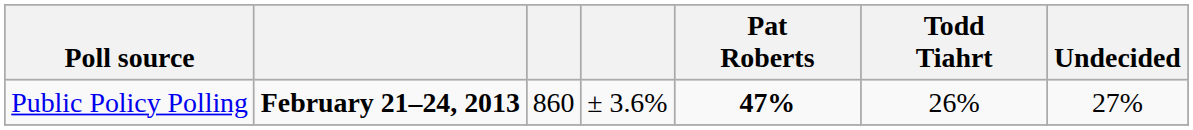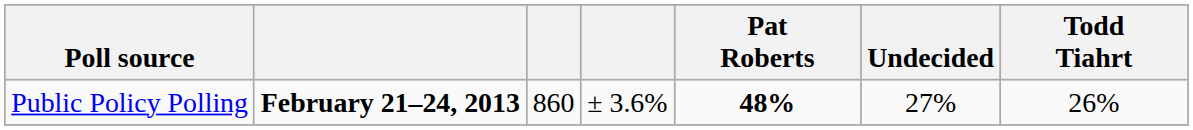columns swapped: (954, 42) <-> (1117, 57)
(767, 102) 47% -> (767, 102) 48%
